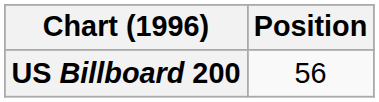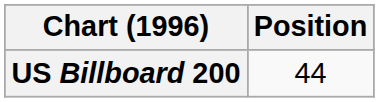(310, 73) 56 -> (310, 73) 44
